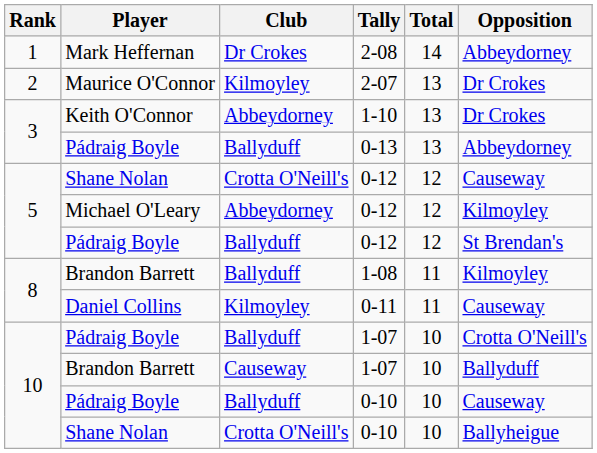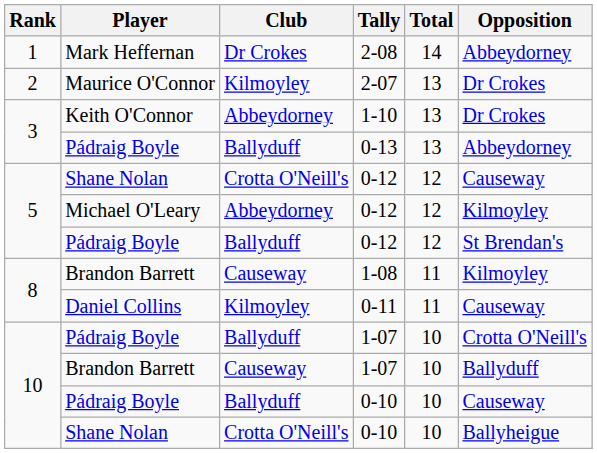(262, 274) Ballyduff -> (265, 274) Causeway
